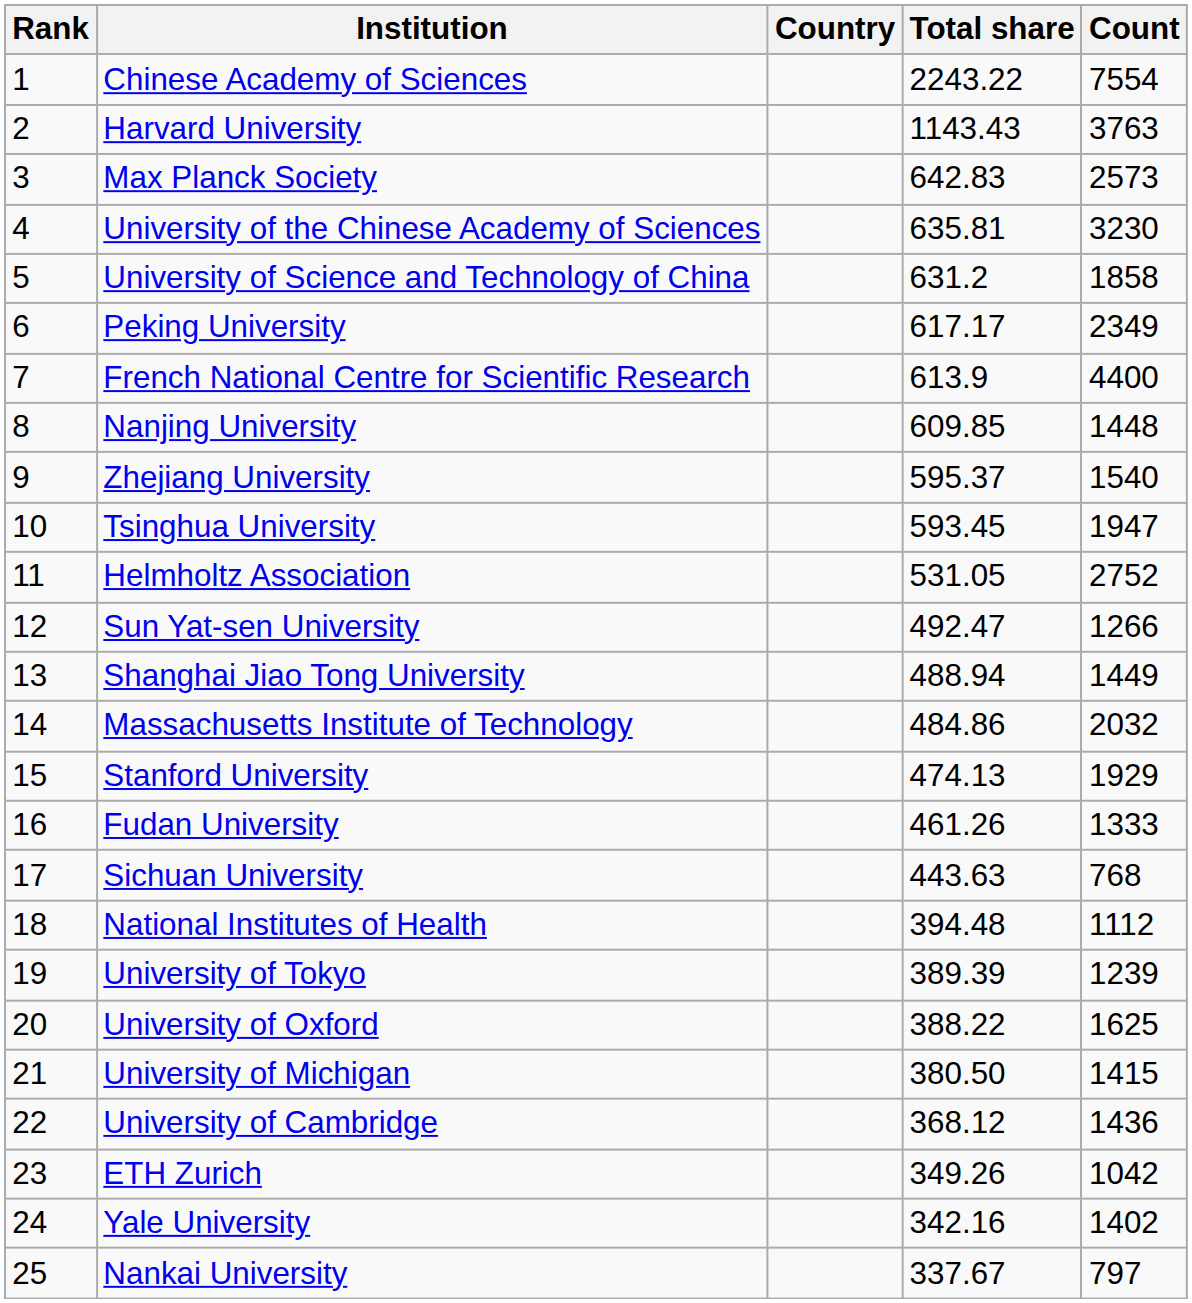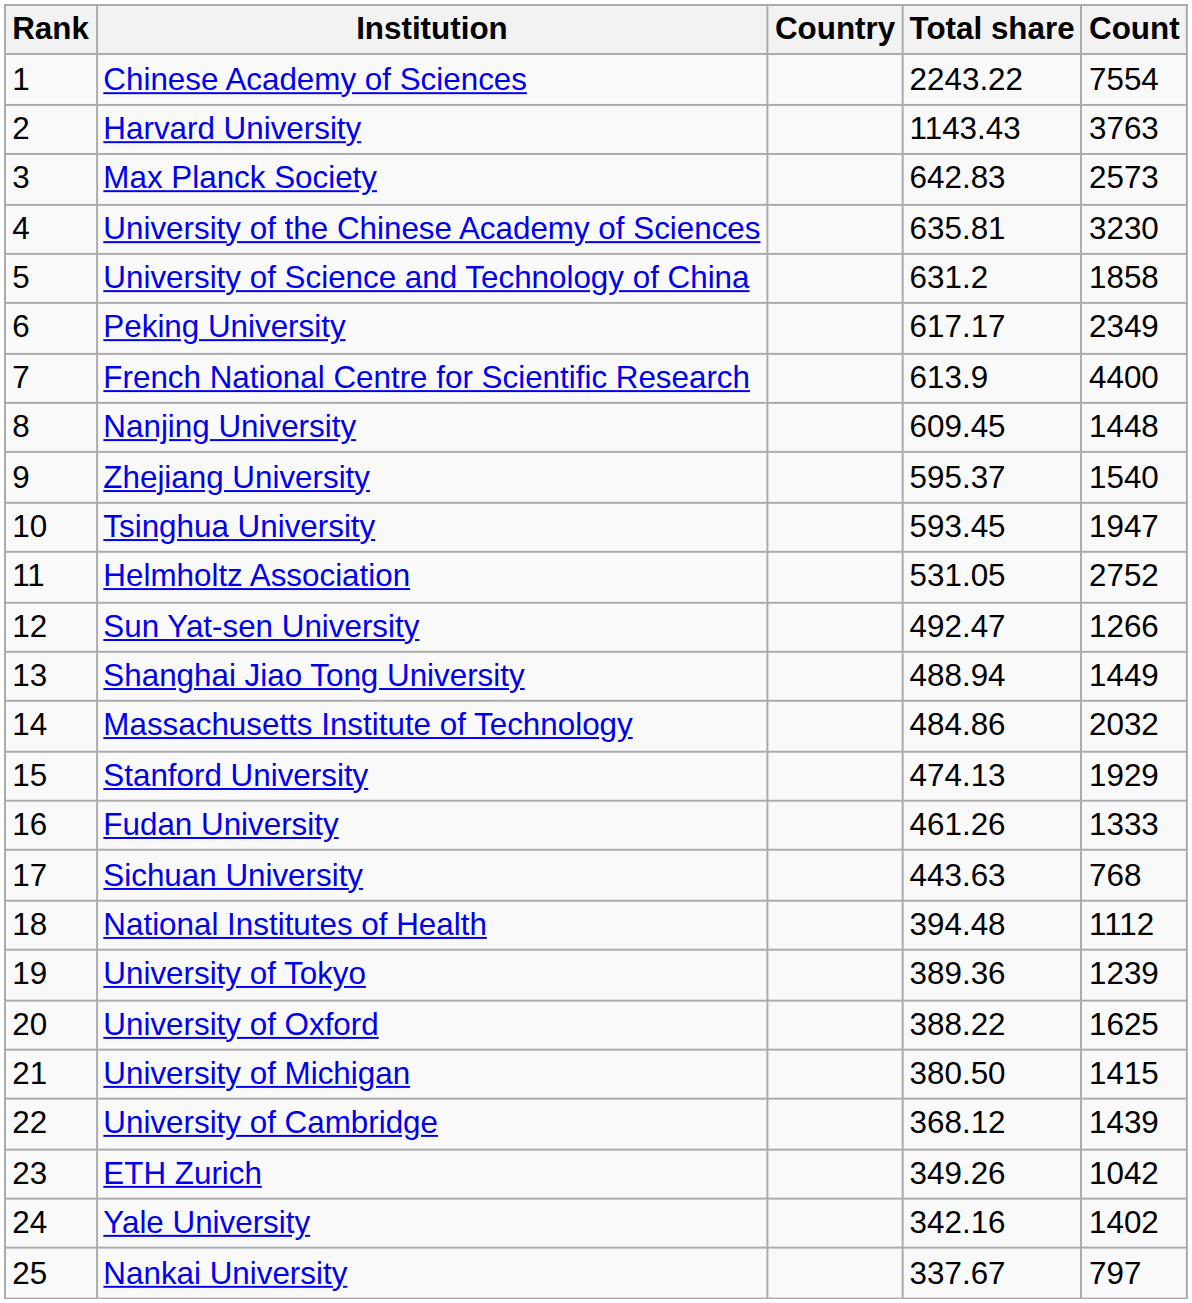(958, 427) 609.85 -> (958, 427) 609.45
(958, 974) 389.39 -> (958, 974) 389.36
(1124, 1123) 1436 -> (1124, 1123) 1439
